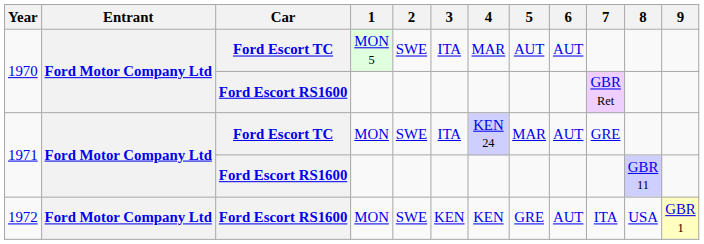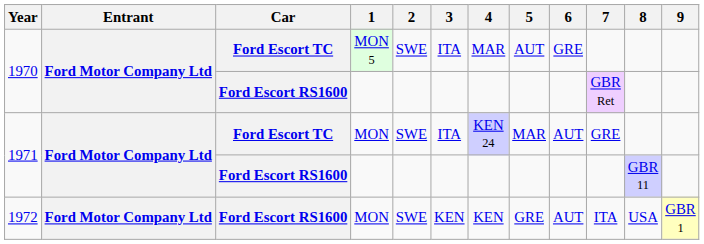(568, 50) AUT -> (568, 50) GRE
